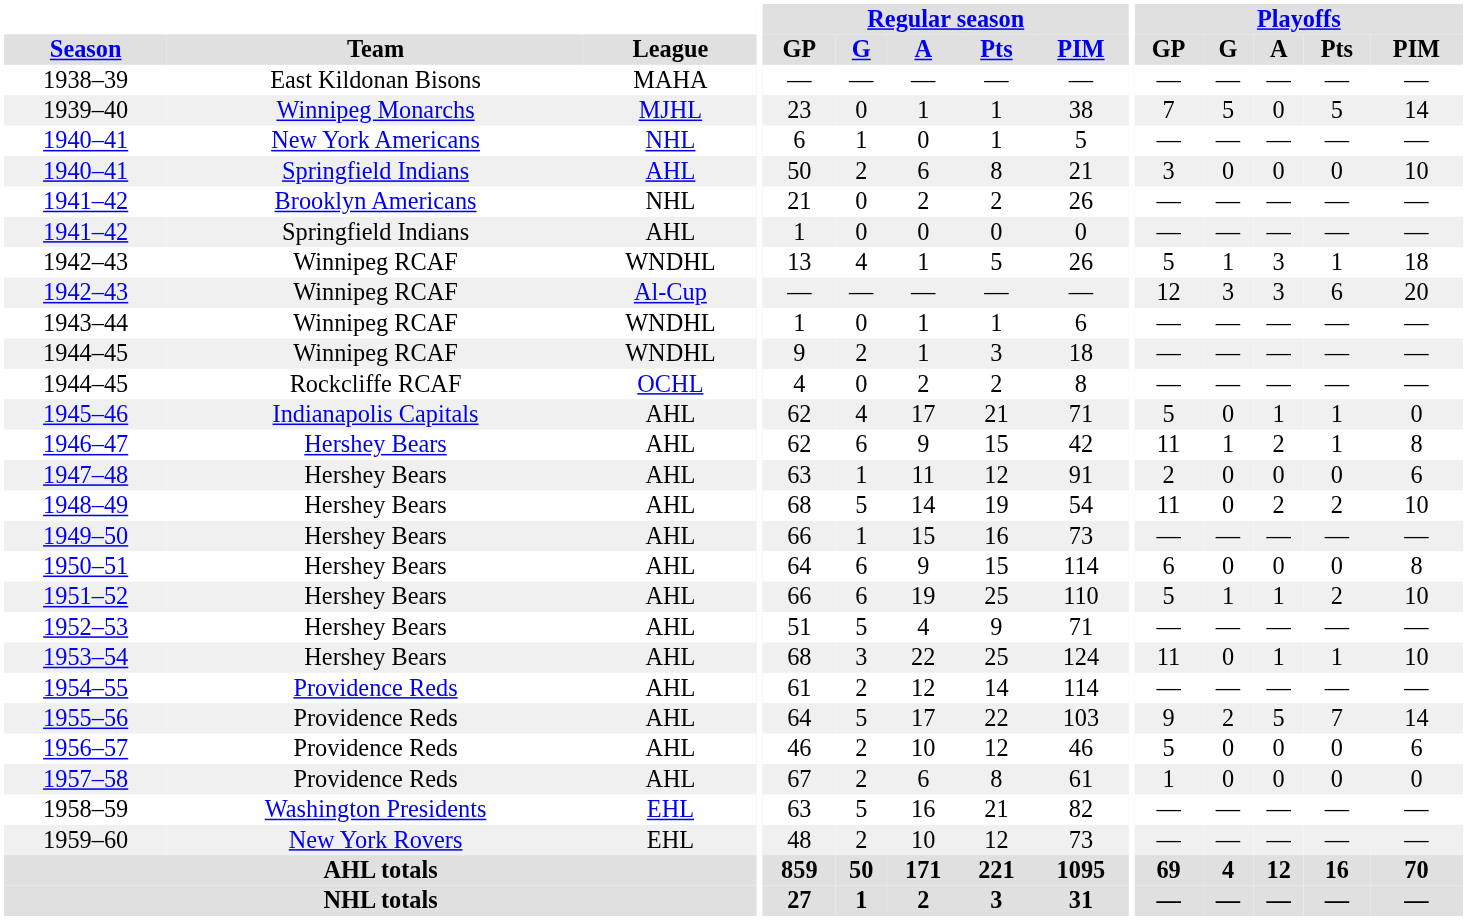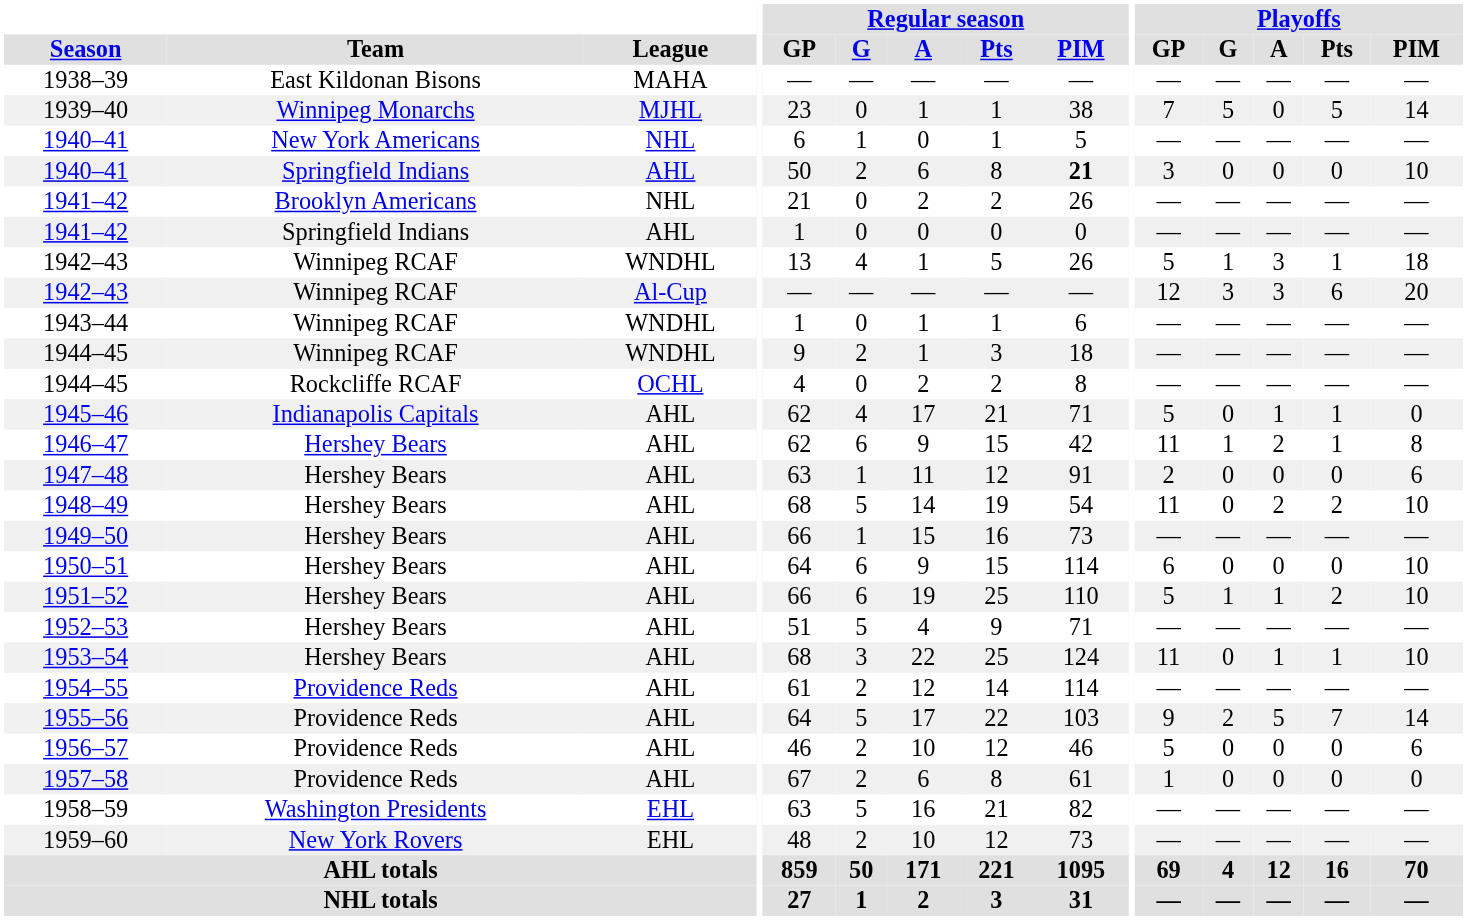(1081, 170) normal -> (1081, 170) bold
(1416, 566) 8 -> (1416, 566) 10
